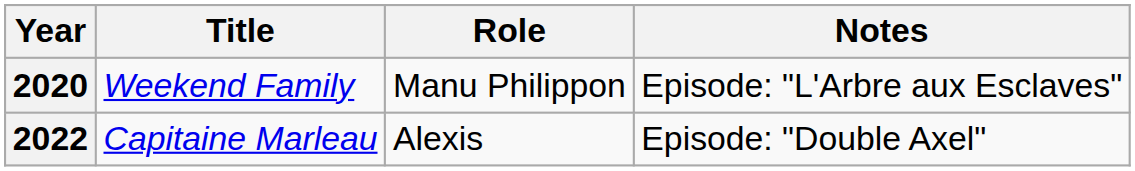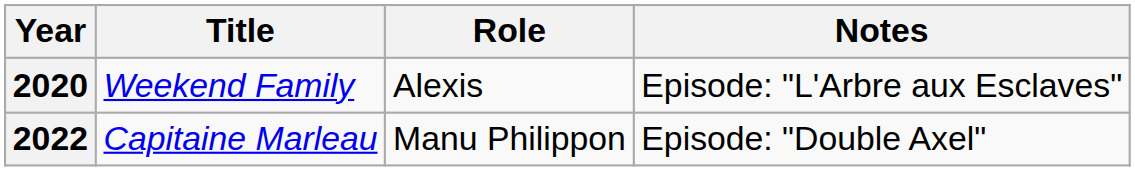(509, 84) Manu Philippon -> (438, 84) Alexis
(438, 138) Alexis -> (509, 138) Manu Philippon
